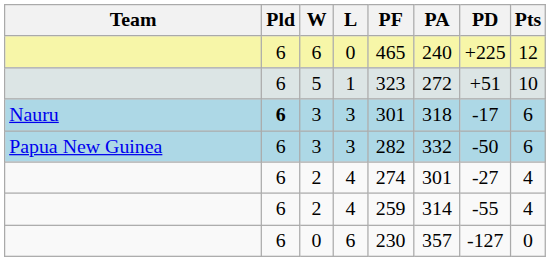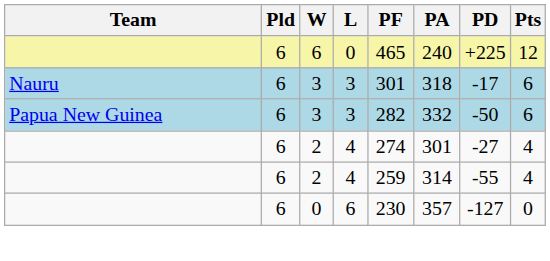- row: (133, 83)
(281, 114) bold -> (281, 83) normal
